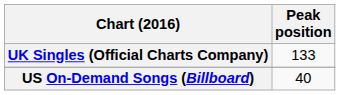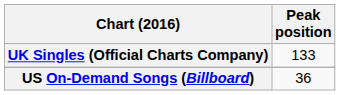(303, 78) 40 -> (303, 78) 36
